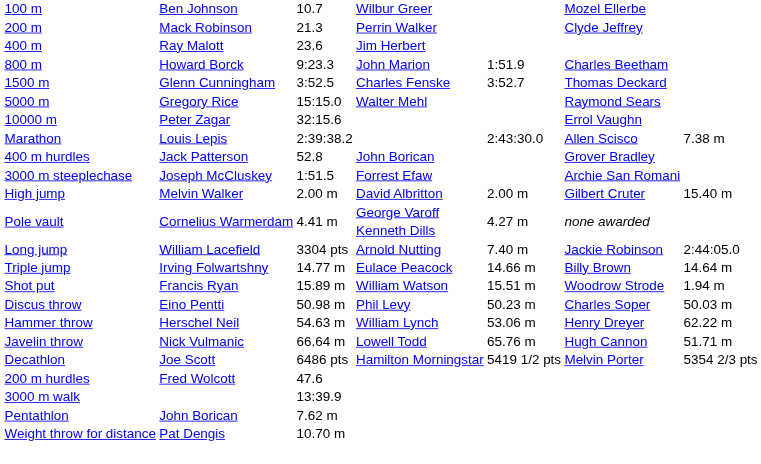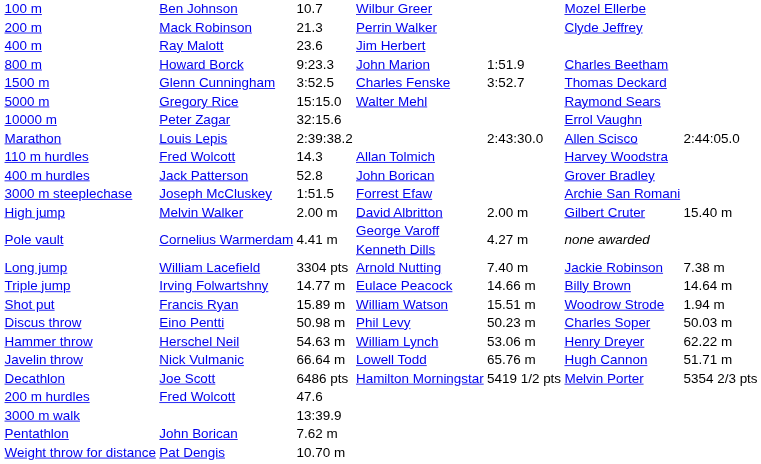(704, 138) 7.38 m -> (712, 138) 2:44:05.0
+ row: (47, 156)
(712, 249) 2:44:05.0 -> (704, 267) 7.38 m
